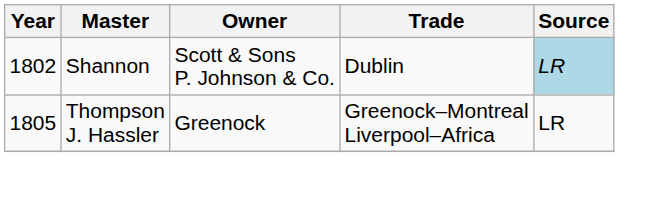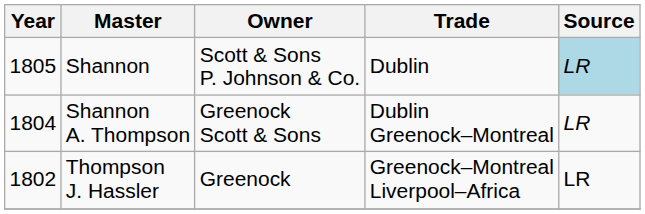(33, 66) 1802 -> (33, 66) 1805
+ row: (128, 122)
(33, 122) 1805 -> (33, 179) 1802
